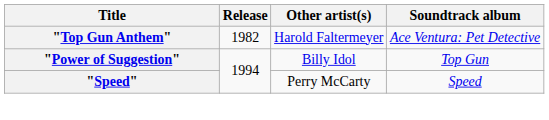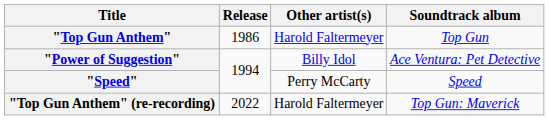(245, 37) 1982 -> (245, 37) 1986
(465, 37) Ace Ventura: Pet Detective -> (465, 37) Top Gun
(465, 59) Top Gun -> (465, 59) Ace Ventura: Pet Detective
+ row: (112, 103)
